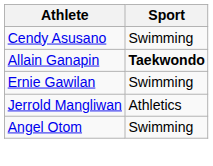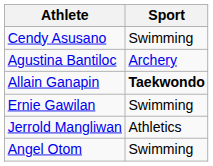+ row: (62, 60)
